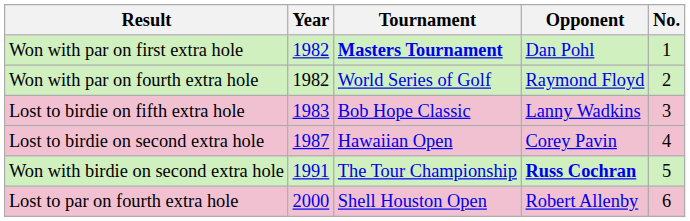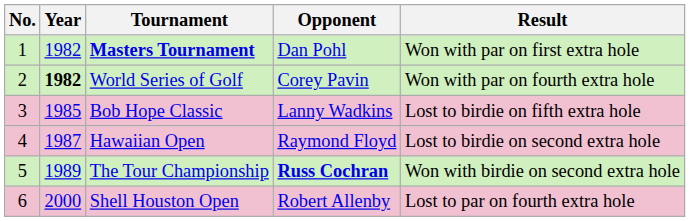columns swapped: (667, 19) <-> (146, 19)
(311, 80) normal -> (63, 80) bold
(585, 80) Raymond Floyd -> (323, 80) Corey Pavin
(311, 110) 1983 -> (63, 110) 1985
(571, 141) Corey Pavin -> (337, 141) Raymond Floyd
(311, 171) 1991 -> (63, 171) 1989
